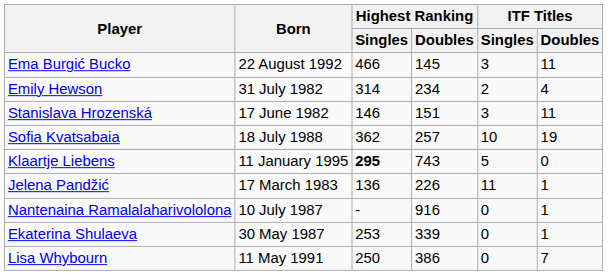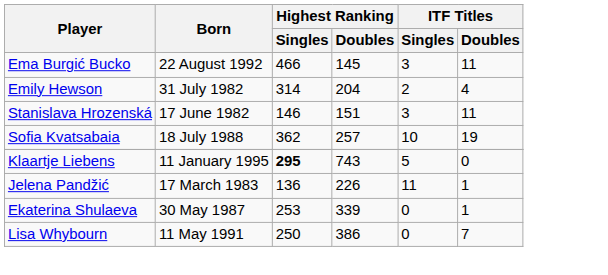(427, 88) 234 -> (348, 88) 204
- row: (120, 209)
